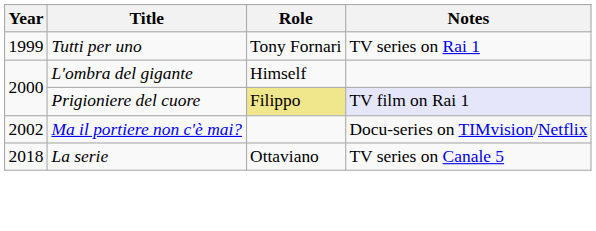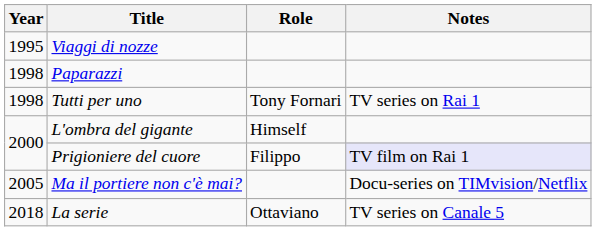+ row: (105, 45)
+ row: (87, 73)
(26, 45) 1999 -> (26, 101) 1998
(275, 101) khaki background -> (275, 156) no background
(26, 128) 2002 -> (26, 184) 2005
